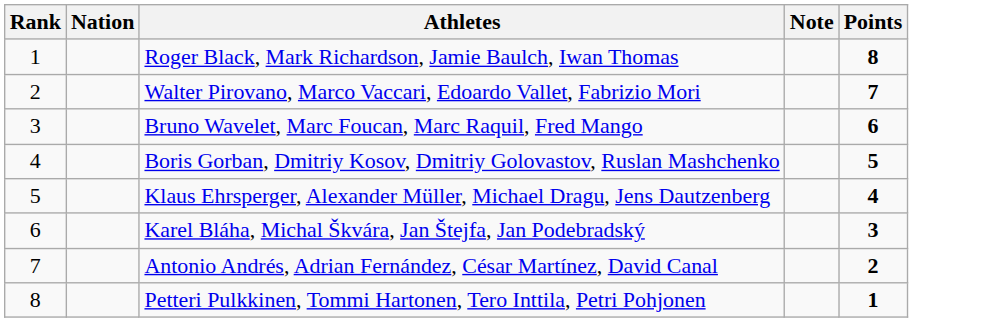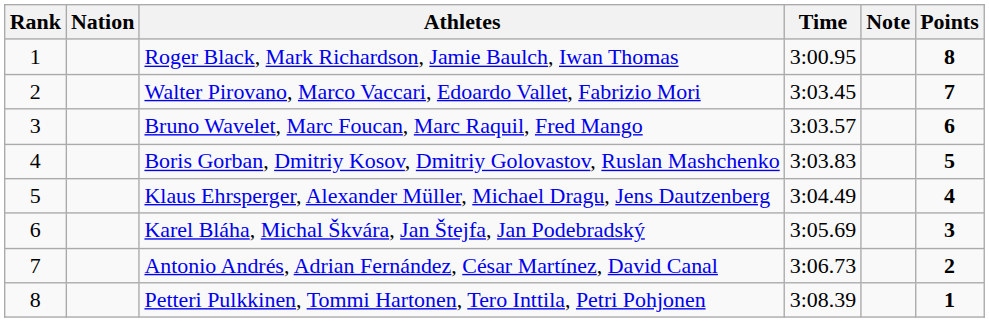+ column: (823, 21)
